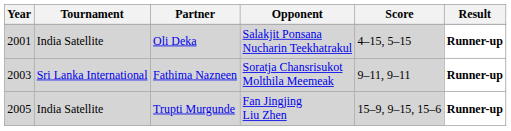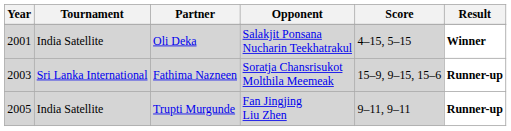(475, 41) Runner-up -> (466, 41) Winner
(384, 75) 9–11, 9–11 -> (399, 75) 15–9, 9–15, 15–6
(399, 109) 15–9, 9–15, 15–6 -> (384, 109) 9–11, 9–11
